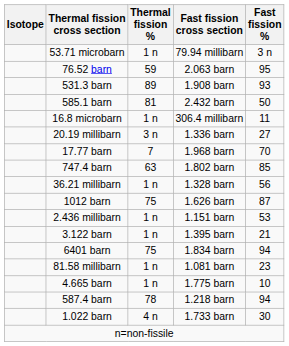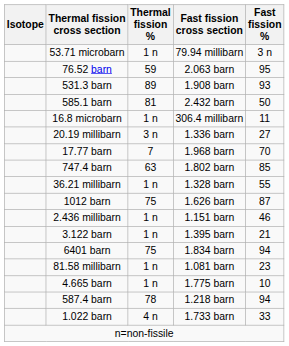(265, 184) 56 -> (265, 184) 55
(265, 217) 53 -> (265, 217) 46
(265, 316) 30 -> (265, 316) 33
